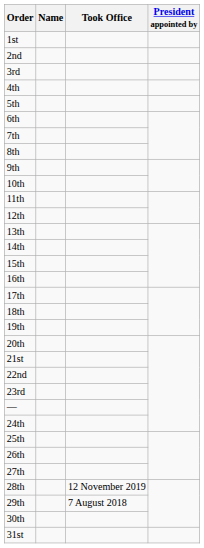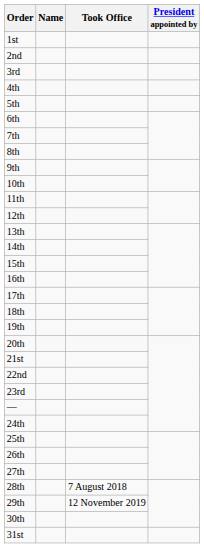(107, 487) 12 November 2019 -> (97, 487) 7 August 2018
(97, 503) 7 August 2018 -> (107, 503) 12 November 2019
